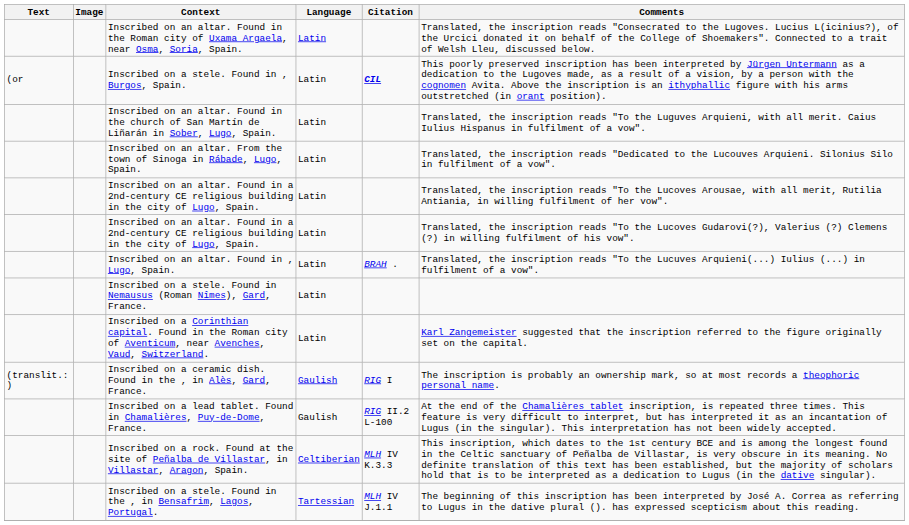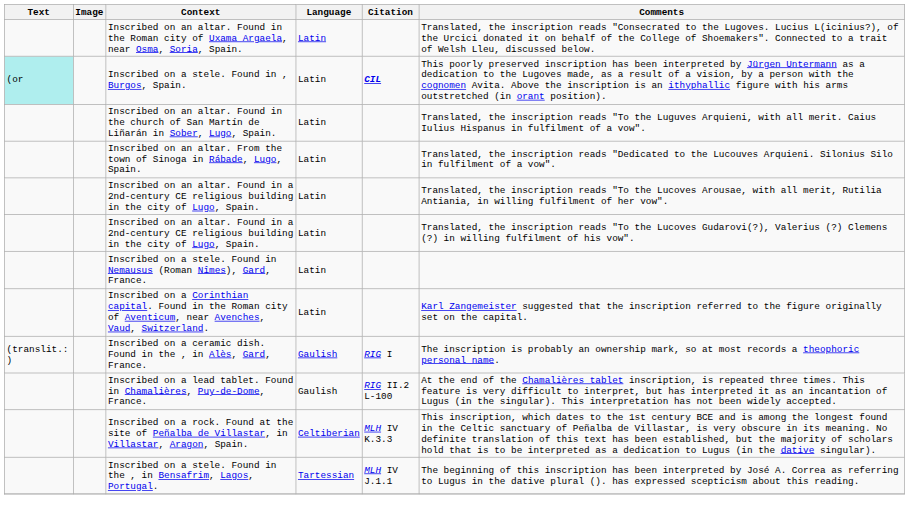(15, 80) no background -> (15, 80) paleturquoise background
- row: (201, 265)
